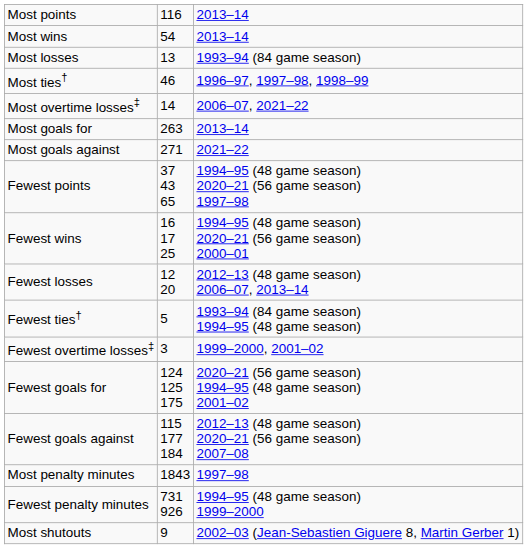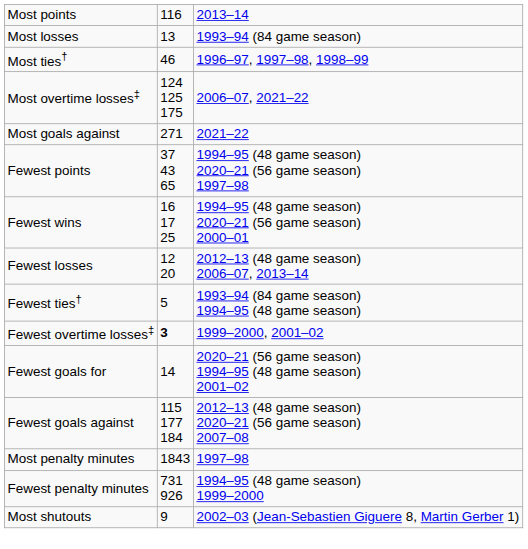- row: (37, 36)
(168, 105) 14 -> (172, 97) 124 125 175
- row: (50, 129)
(164, 349) normal -> (164, 333) bold
(172, 387) 124 125 175 -> (168, 371) 14
